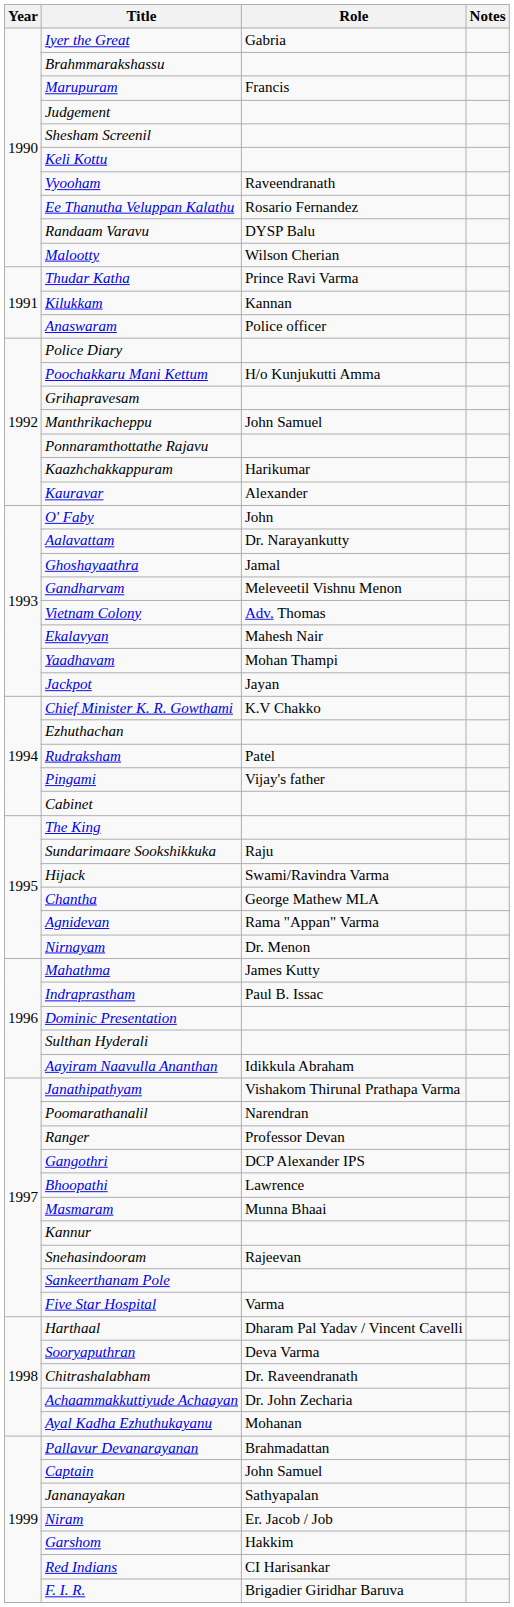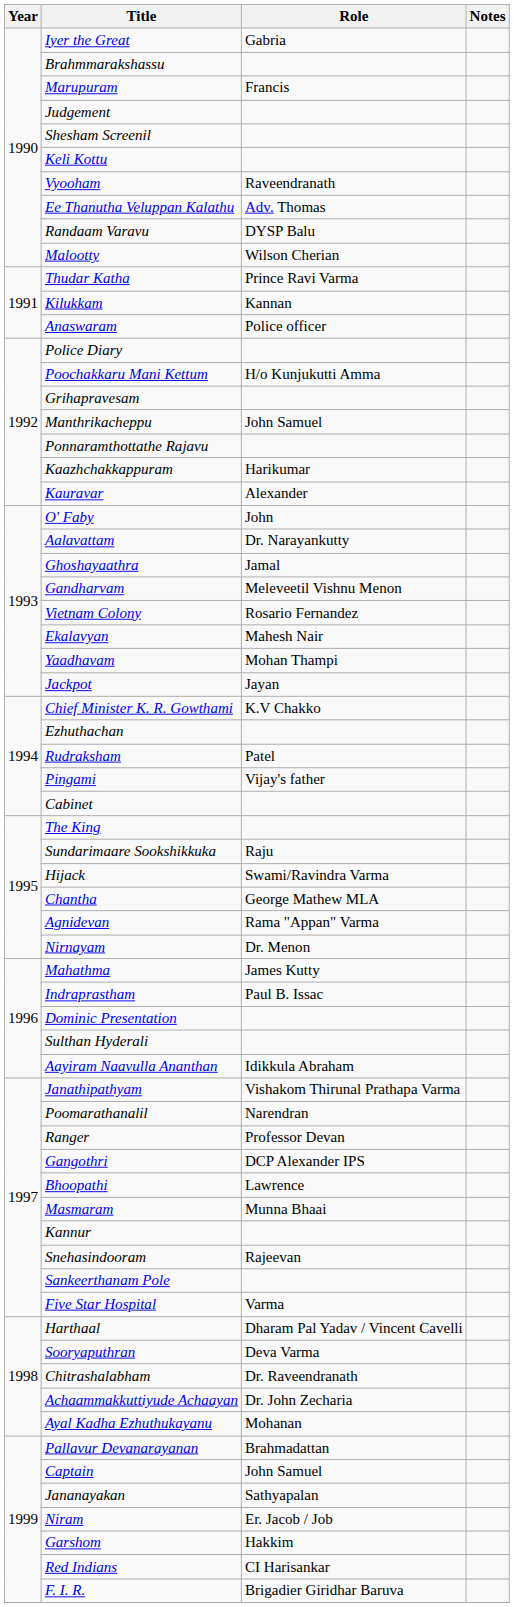(302, 207) Rosario Fernandez -> (285, 207) Adv. Thomas
(285, 612) Adv. Thomas -> (302, 612) Rosario Fernandez
